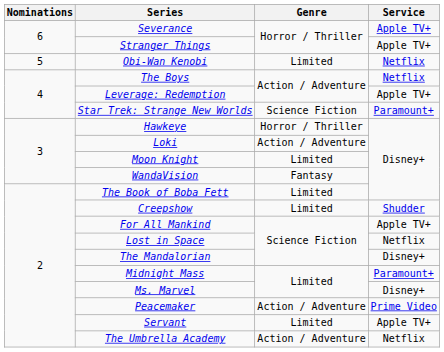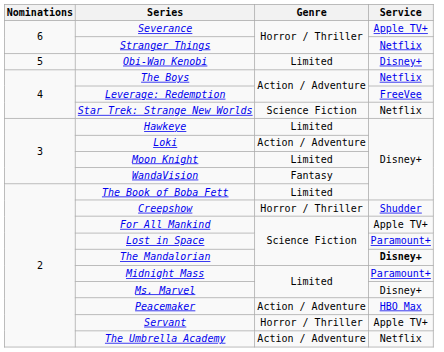(404, 45) Apple TV+ -> (401, 45) Netflix
(404, 61) Netflix -> (401, 61) Disney+
(404, 94) Apple TV+ -> (401, 94) FreeVee
(404, 110) Paramount+ -> (401, 110) Netflix
(312, 127) Horror / Thriller -> (312, 127) Limited
(312, 208) Limited -> (312, 208) Horror / Thriller
(404, 241) Netflix -> (401, 241) Paramount+
(404, 257) normal -> (401, 257) bold
(404, 306) Prime Video -> (401, 306) HBO Max
(312, 323) Limited -> (312, 323) Horror / Thriller
